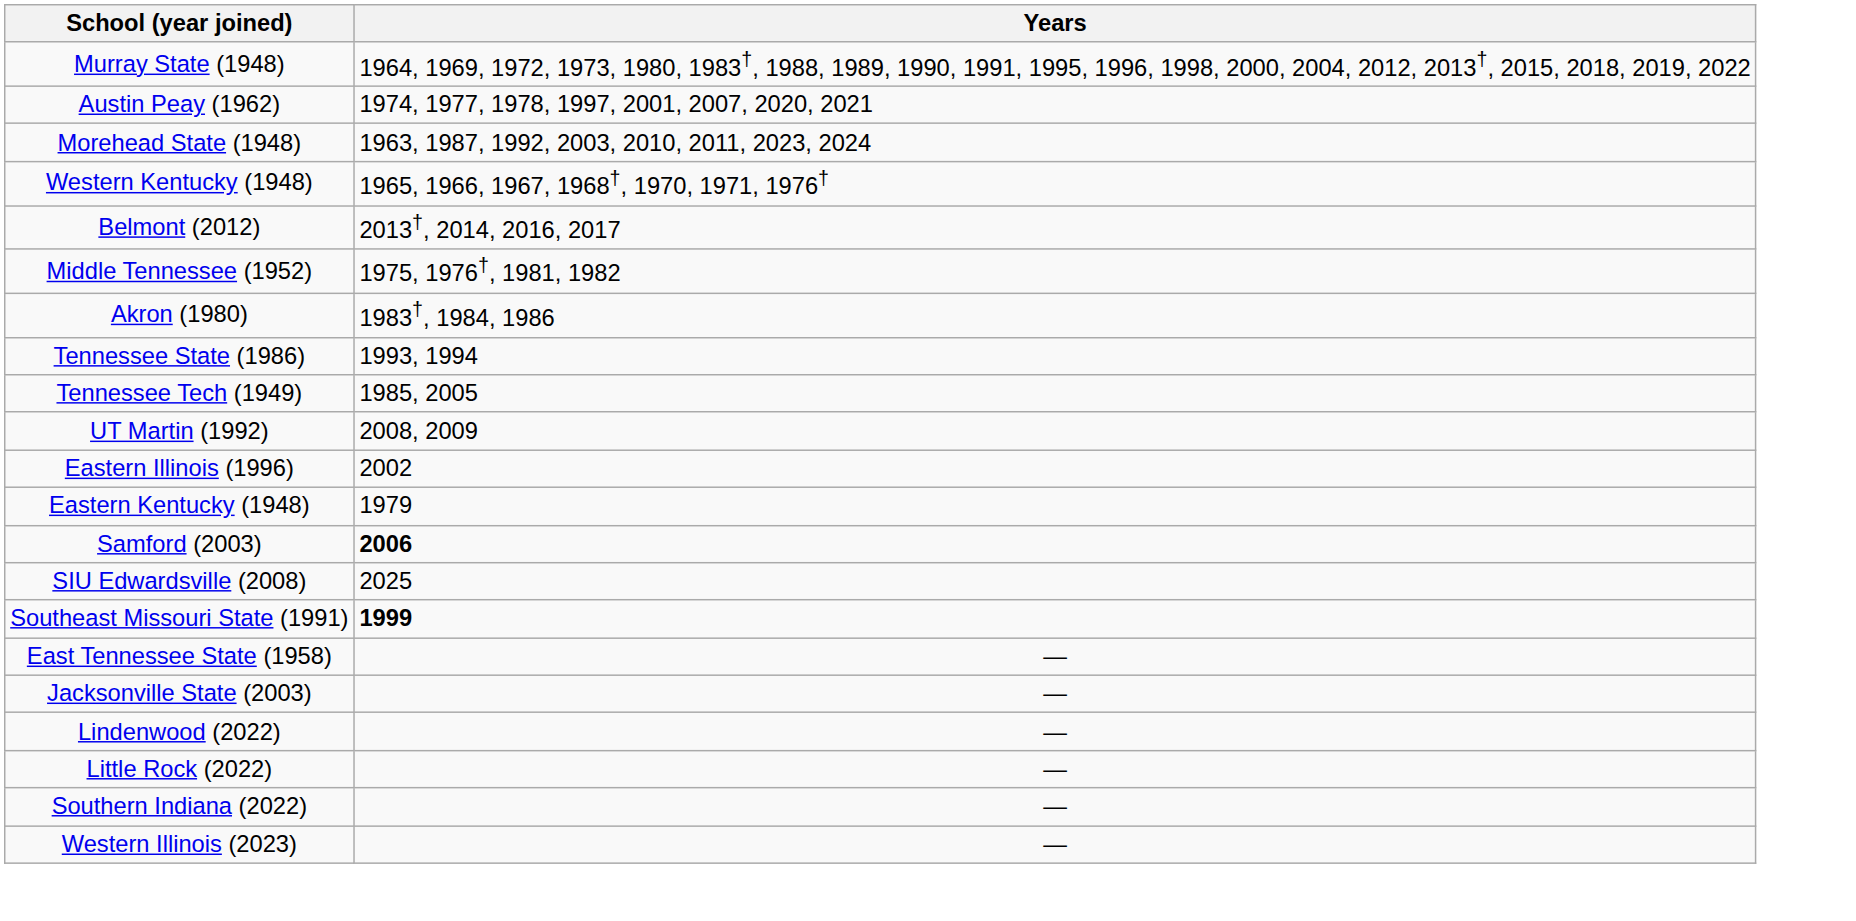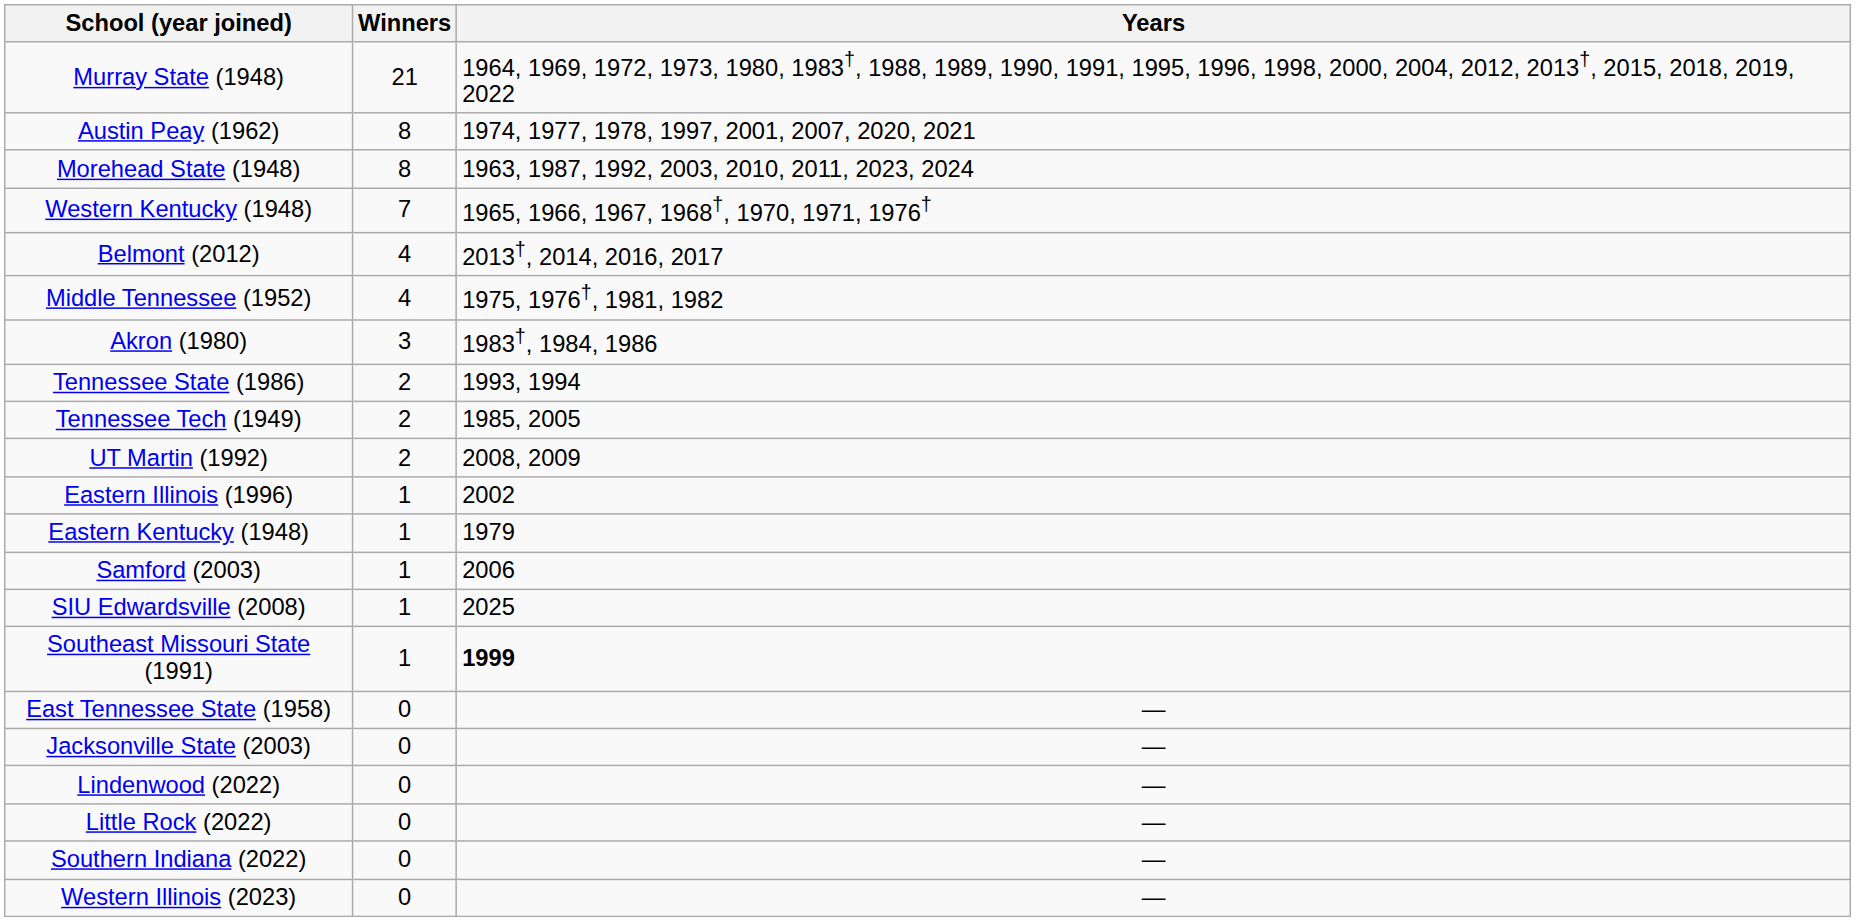+ column: (405, 23)
(386, 543) bold -> (489, 570) normal
